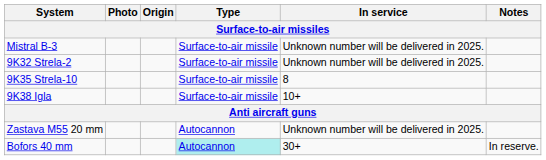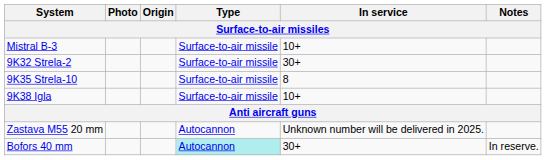(383, 46) Unknown number will be delivered in 2025. -> (292, 46) 10+
(383, 63) Unknown number will be delivered in 2025. -> (292, 63) 30+
